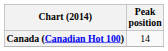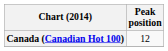(145, 38) 14 -> (145, 38) 12
